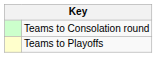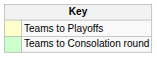rows swapped: (64, 44) <-> (87, 28)
